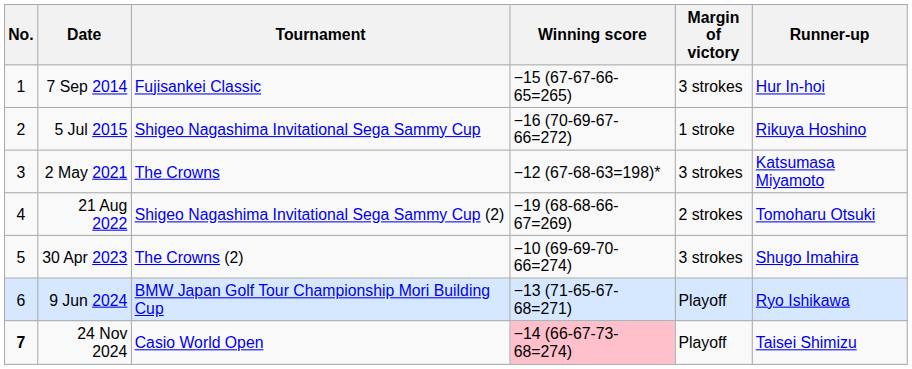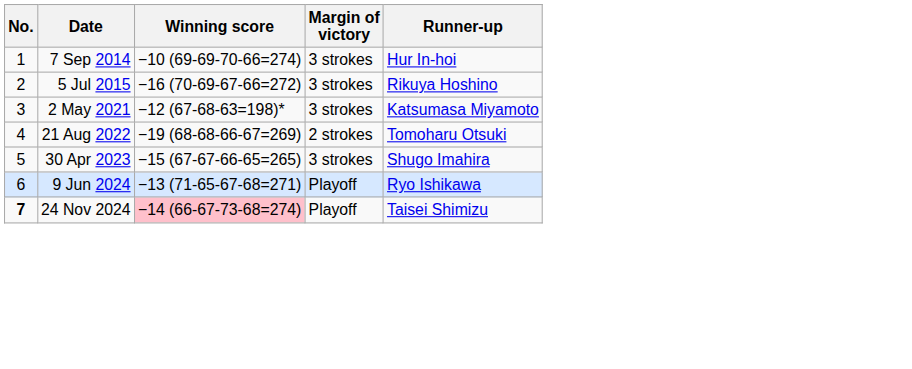- column: (321, 35)
(566, 86) −15 (67-67-66-65=265) -> (220, 60) −10 (69-69-70-66=274)
(707, 129) 1 stroke -> (341, 85) 3 strokes
(566, 257) −10 (69-69-70-66=274) -> (220, 160) −15 (67-67-66-65=265)
